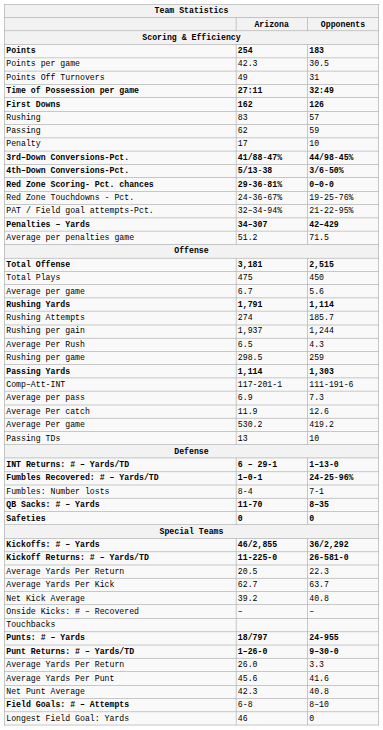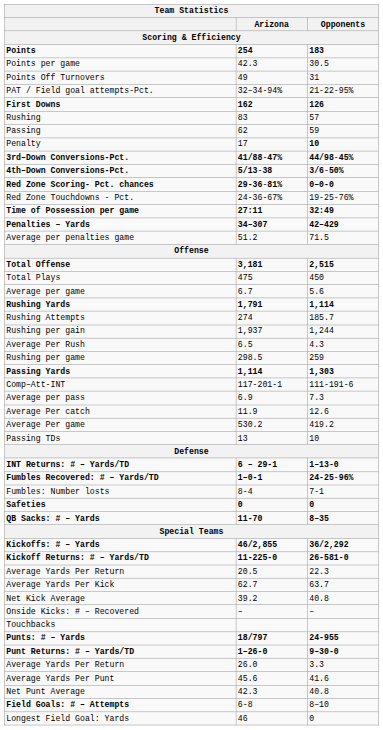rows swapped: (73, 91) <-> (80, 211)
(314, 144) normal -> (314, 144) bold
rows swapped: (53, 505) <-> (26, 518)
